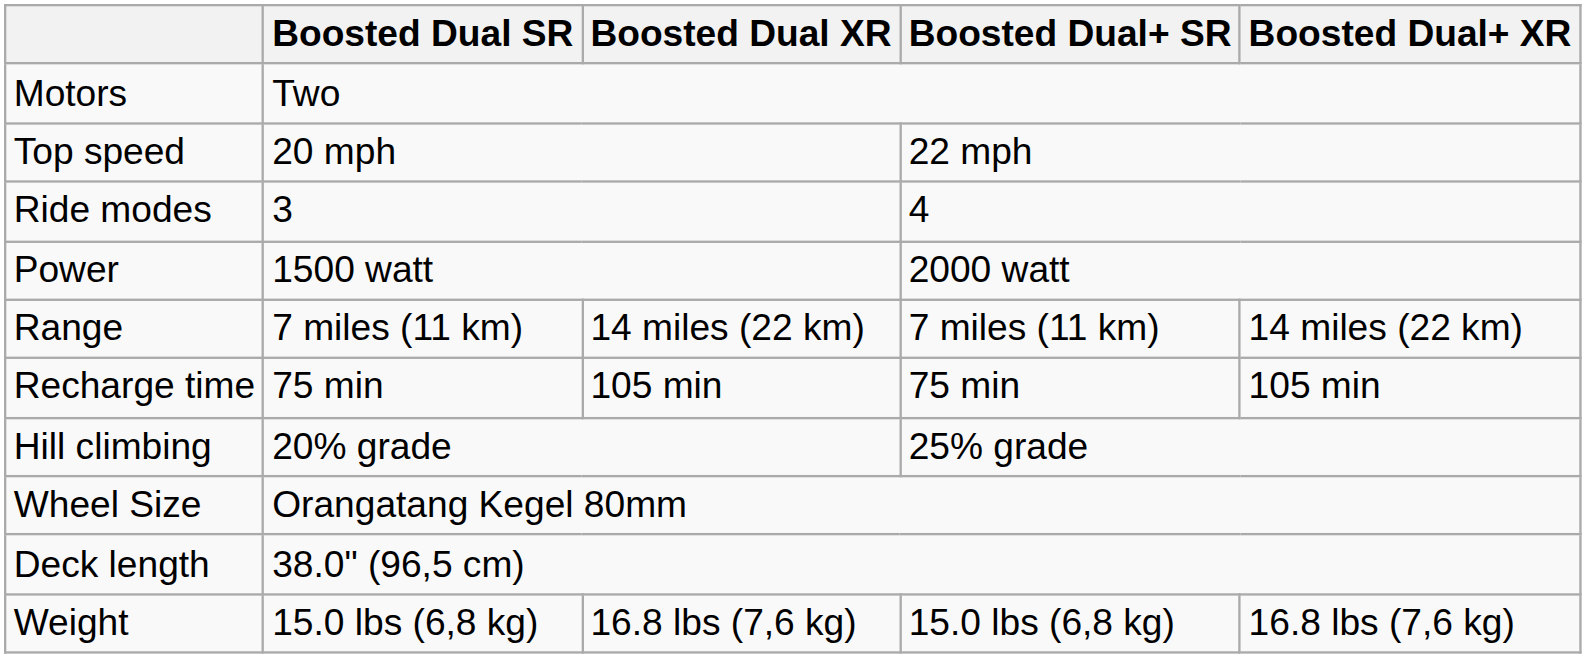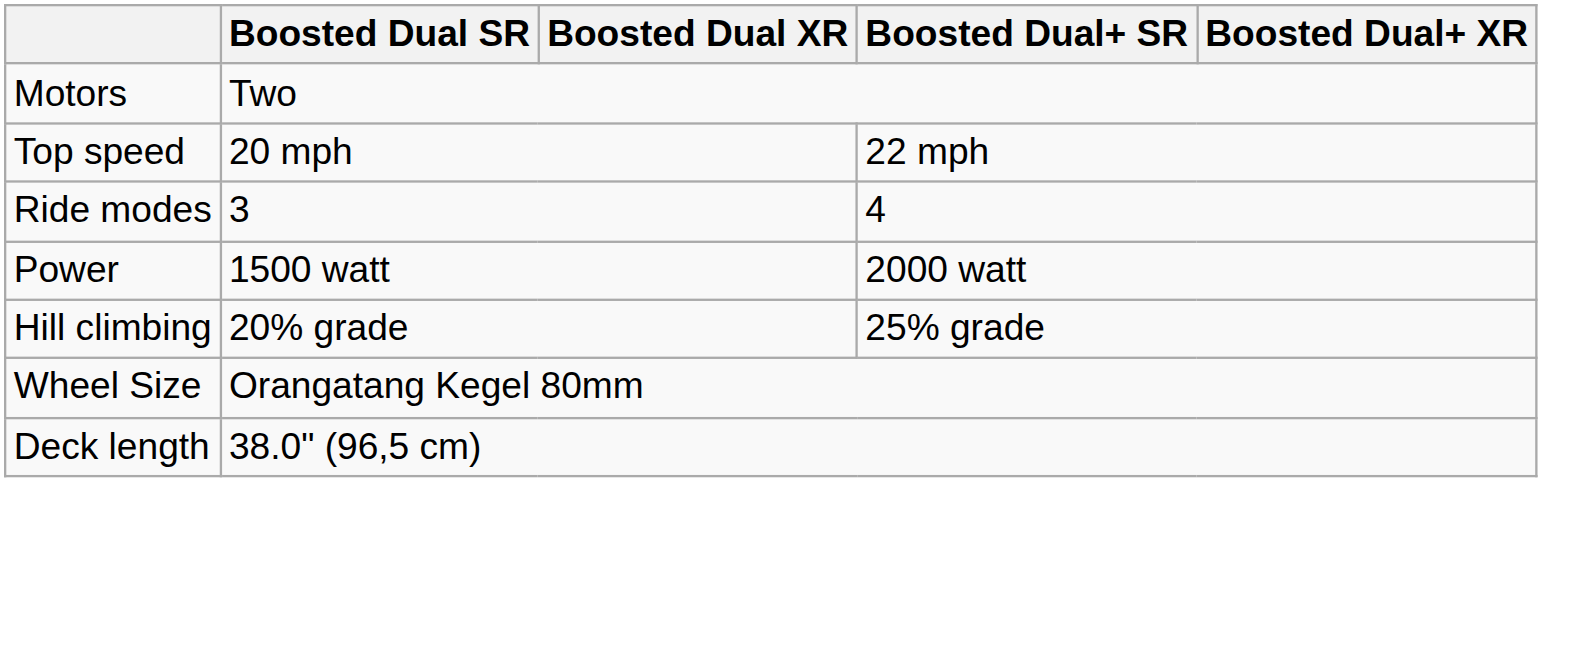- row: (68, 328)
- row: (134, 387)
- row: (71, 622)
